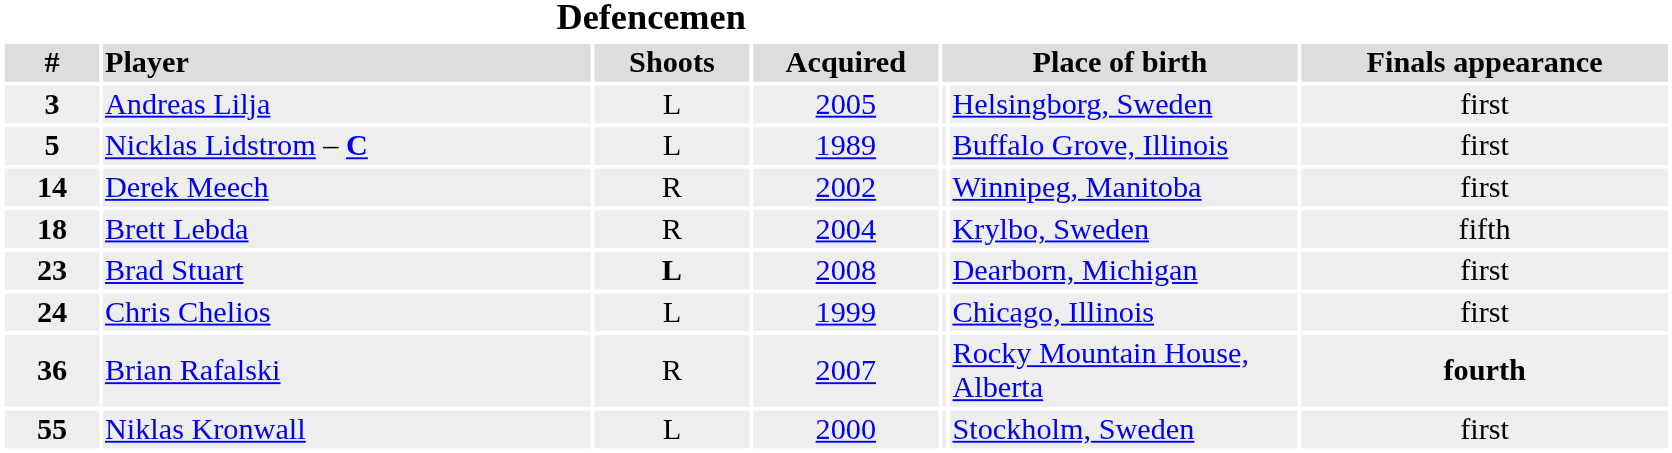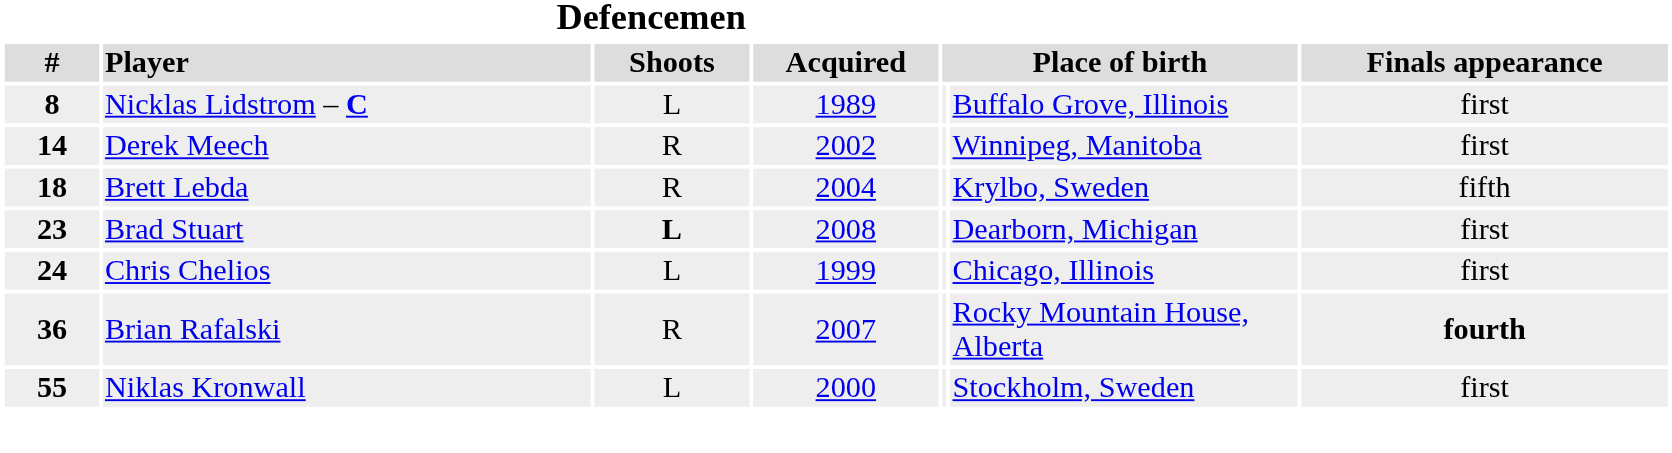- row: (188, 103)
(52, 145) 5 -> (52, 103) 8
